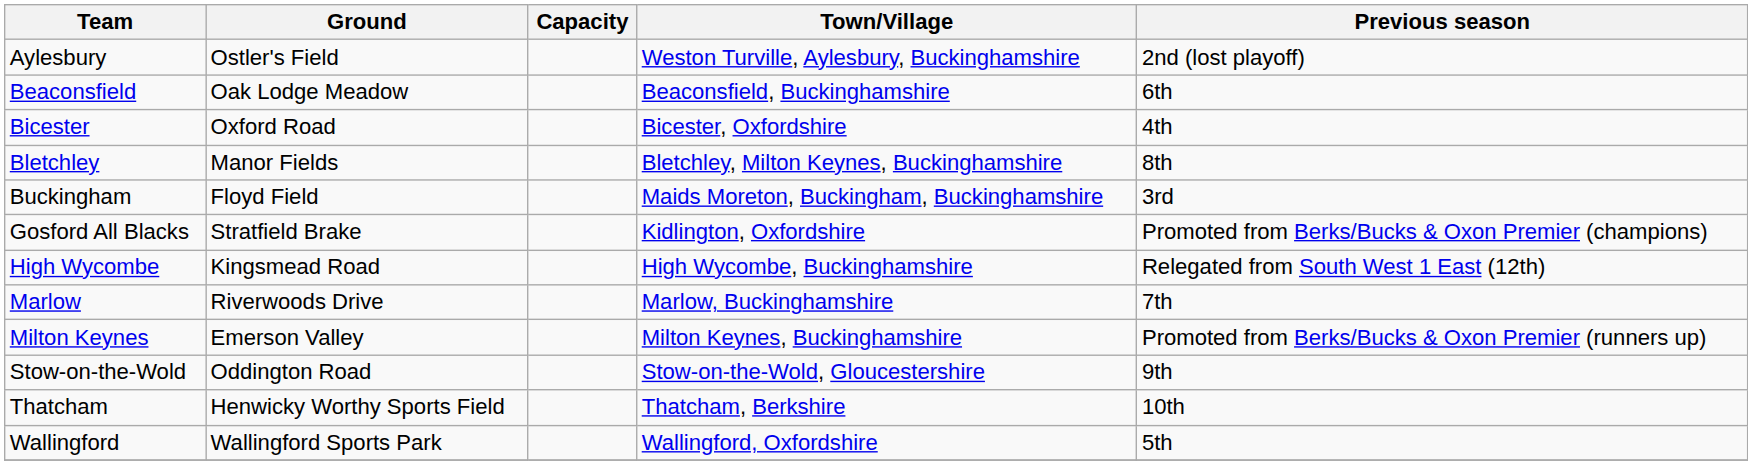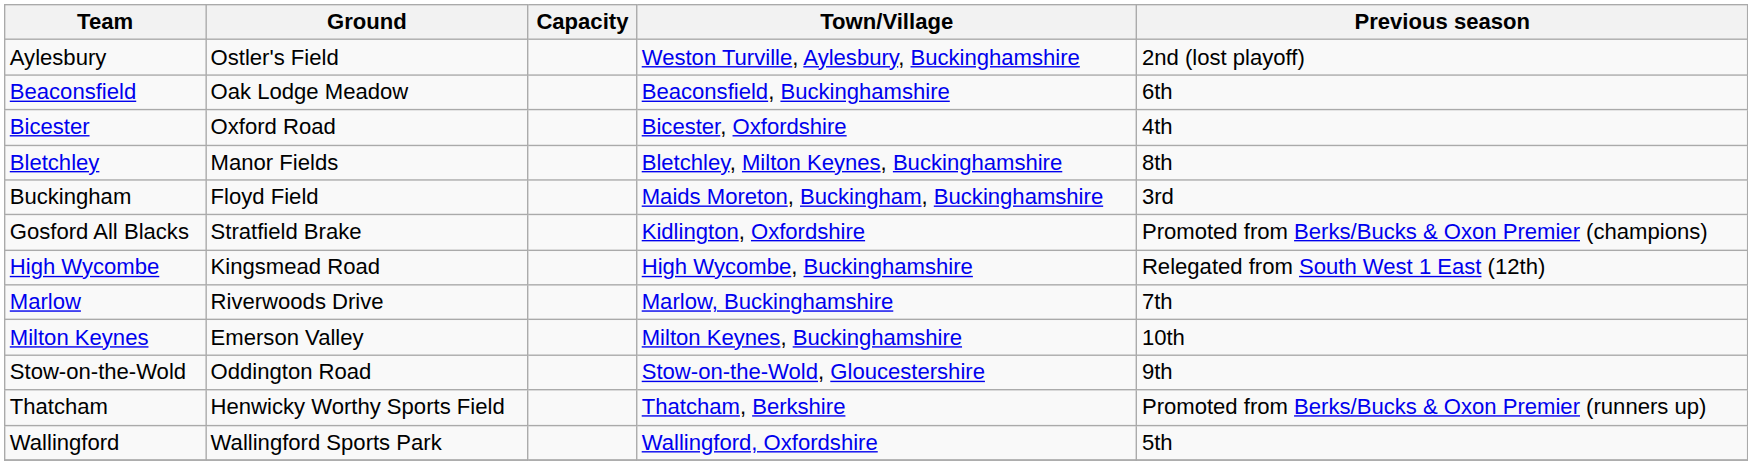(1424, 337) Promoted from Berks/Bucks & Oxon Premier (runners up) -> (1163, 337) 10th
(1163, 407) 10th -> (1424, 407) Promoted from Berks/Bucks & Oxon Premier (runners up)
